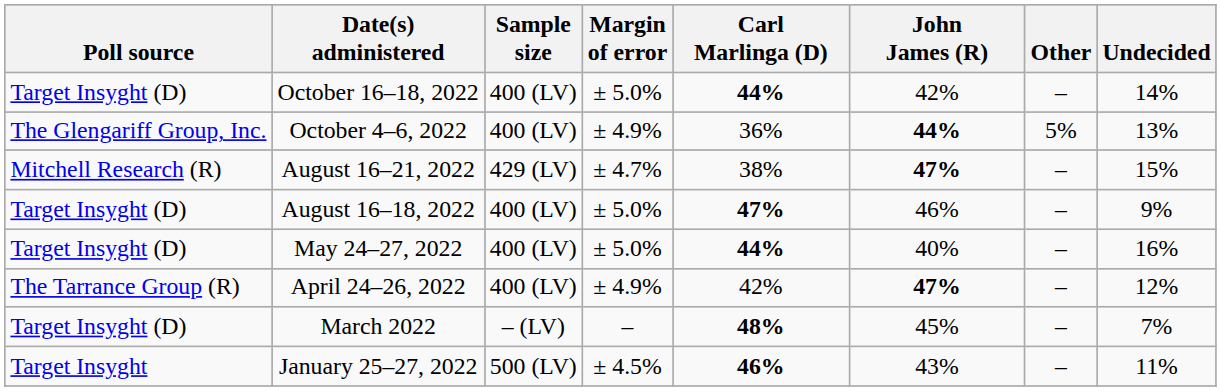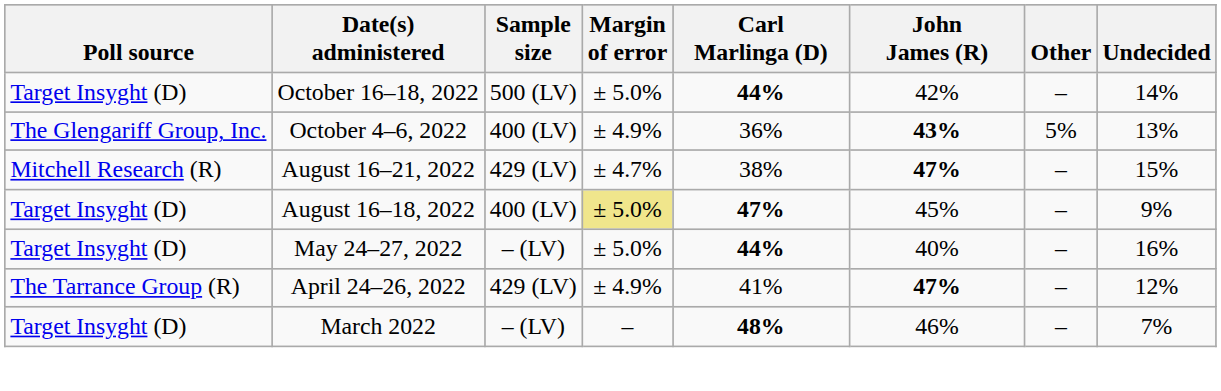(533, 91) 400 (LV) -> (533, 91) 500 (LV)
(937, 130) 44% -> (937, 130) 43%
(628, 209) no background -> (628, 209) khaki background
(937, 209) 46% -> (937, 209) 45%
(533, 248) 400 (LV) -> (533, 248) – (LV)
(533, 287) 400 (LV) -> (533, 287) 429 (LV)
(761, 287) 42% -> (761, 287) 41%
(937, 326) 45% -> (937, 326) 46%
- row: (378, 366)
